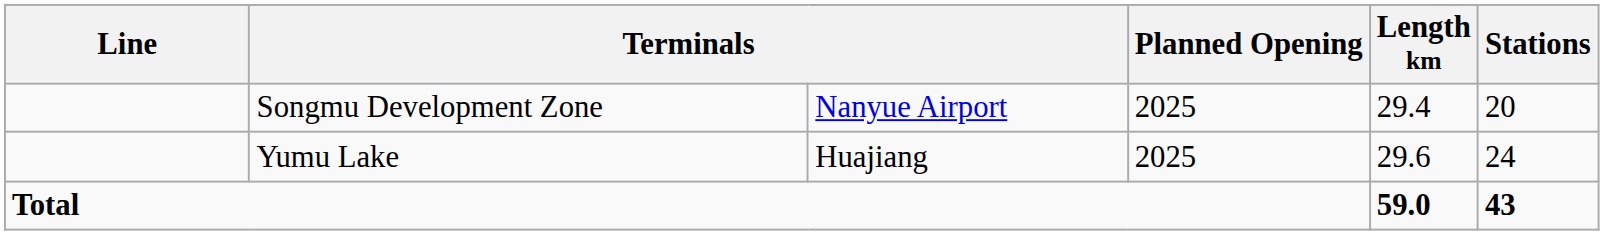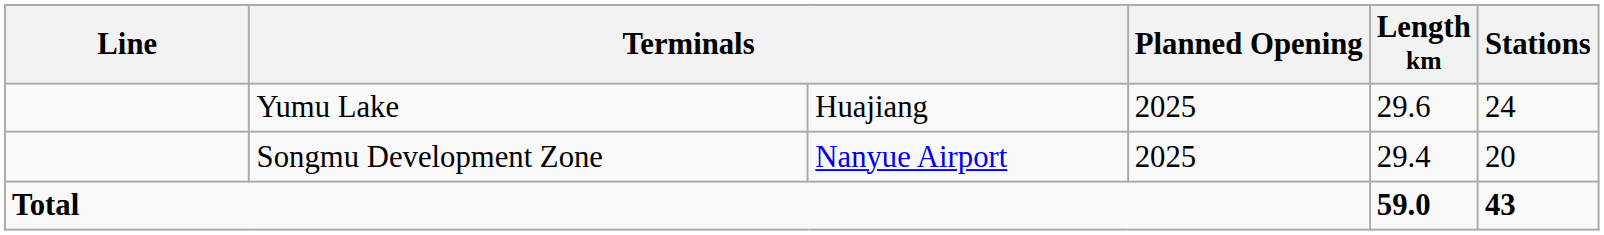rows swapped: (328, 156) <-> (430, 107)
